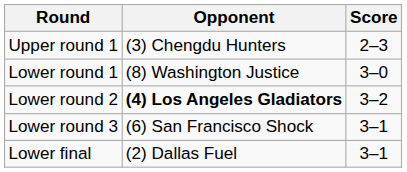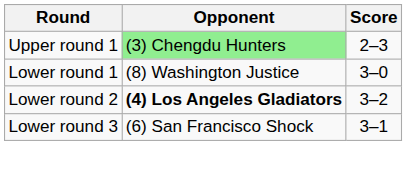(206, 45) no background -> (206, 45) lightgreen background
- row: (50, 153)
